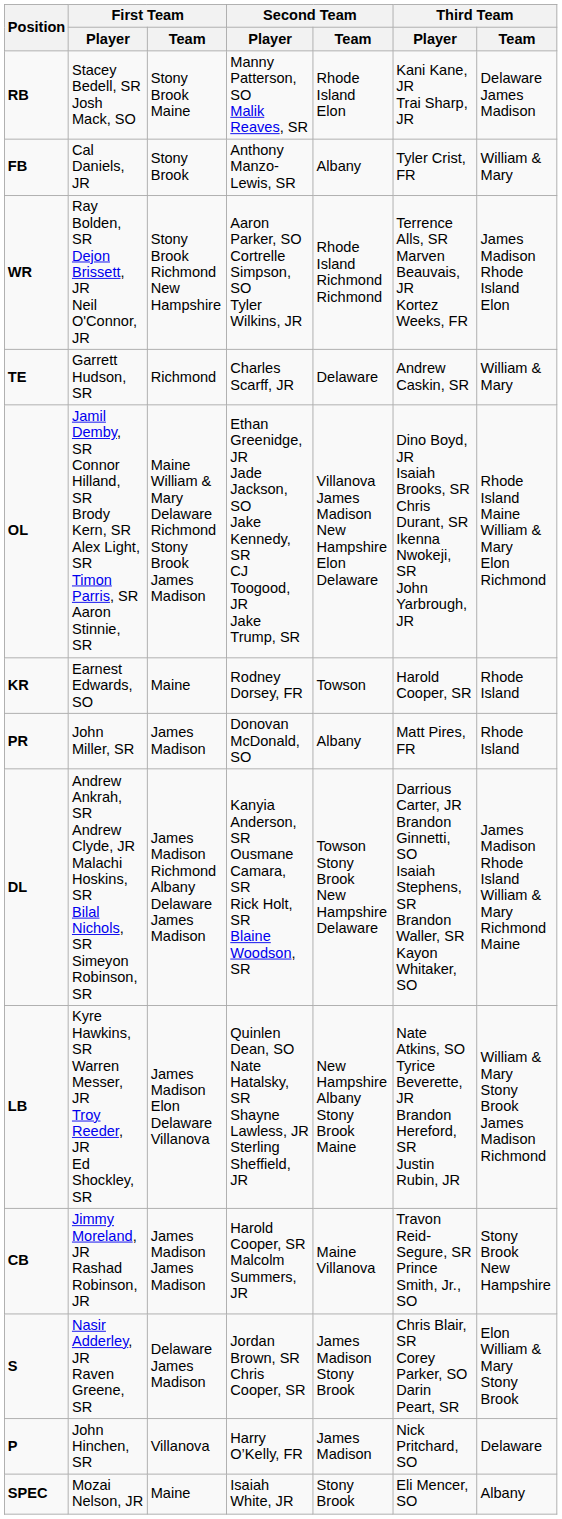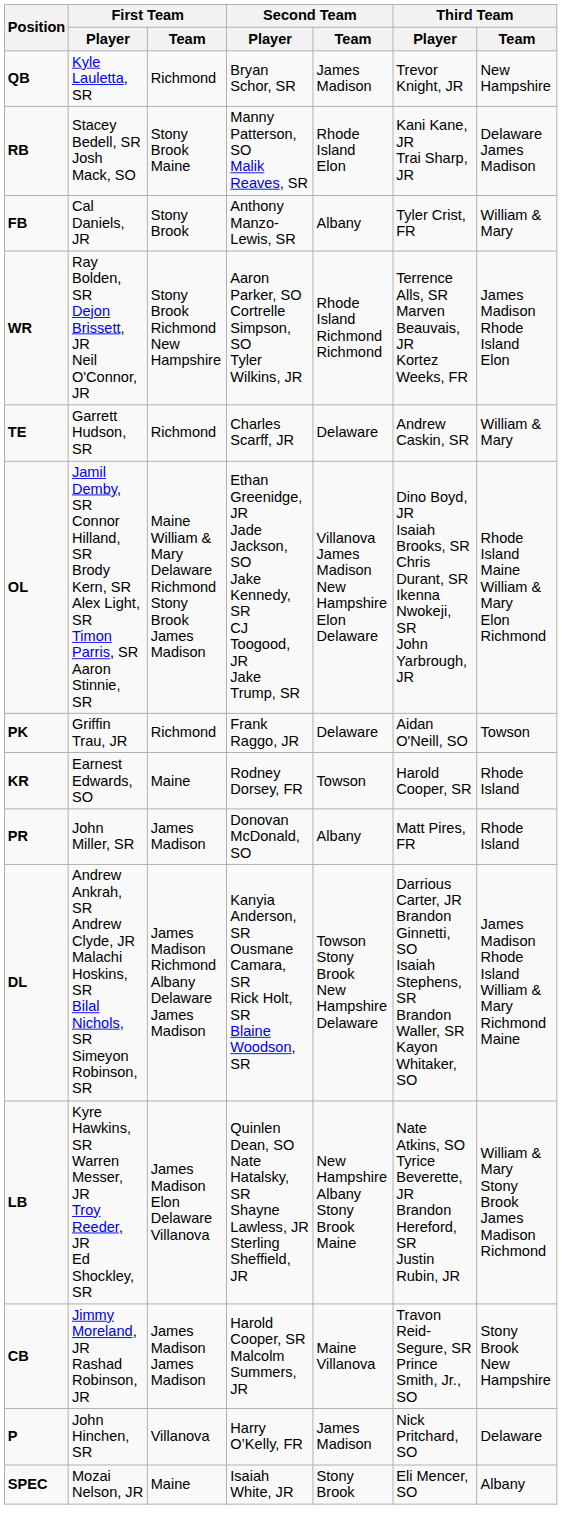+ row: (19, 78)
+ row: (18, 733)
- row: (13, 1366)
